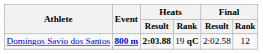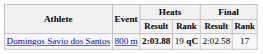(126, 42) bold -> (126, 42) normal
(245, 42) 12 -> (245, 42) 17
